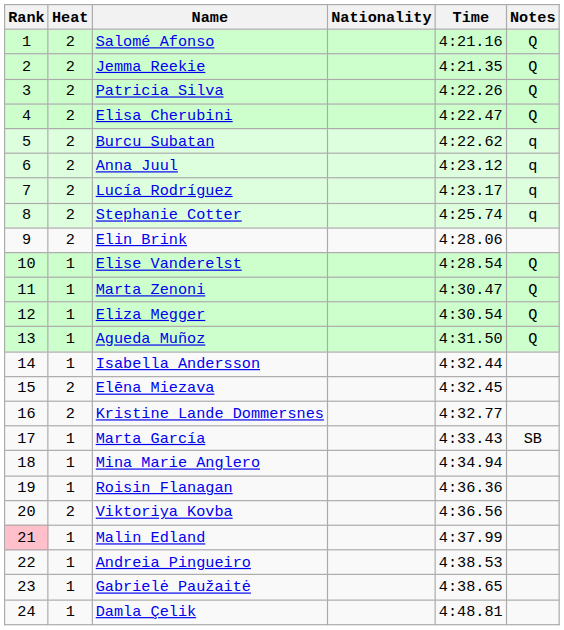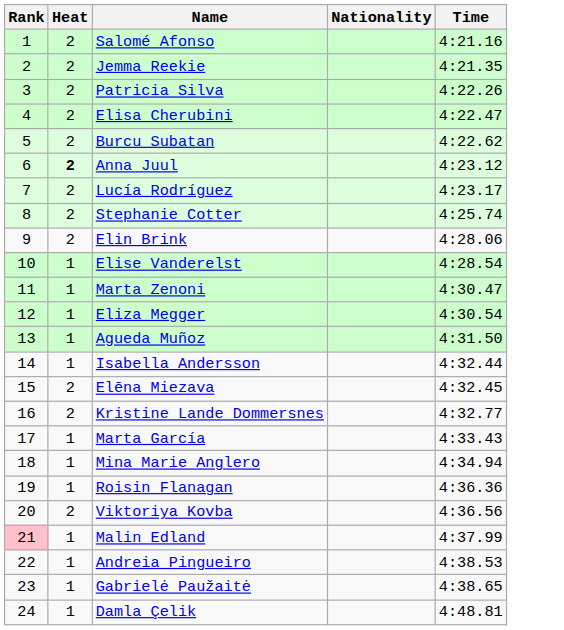- column: (533, 17)
(70, 166) normal -> (70, 166) bold
